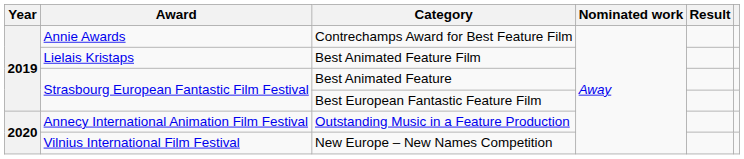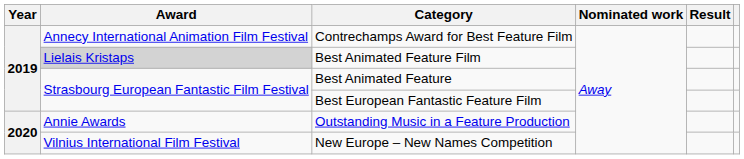(85, 36) Annie Awards -> (176, 36) Annecy International Animation Film Festival
(89, 57) no background -> (89, 57) lightgrey background
(176, 121) Annecy International Animation Film Festival -> (85, 121) Annie Awards
